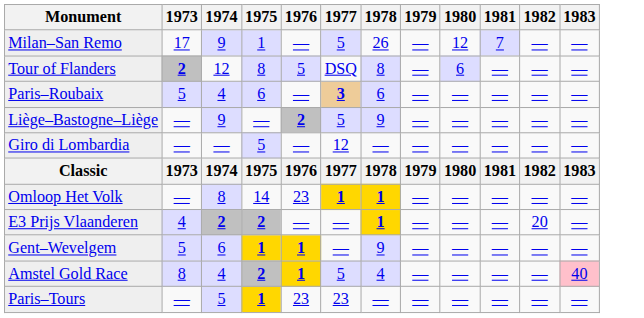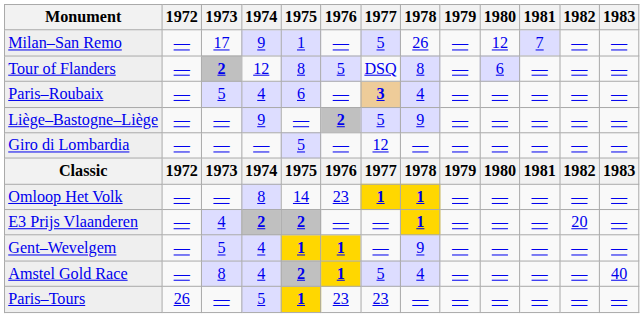+ column: (182, 17)
(381, 94) 6 -> (420, 94) 4
(221, 247) 6 -> (261, 247) 4
(579, 273) pink background -> (619, 273) no background
